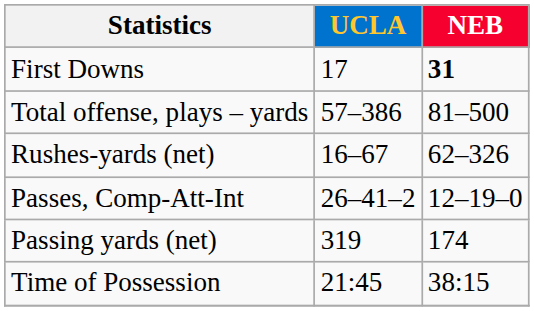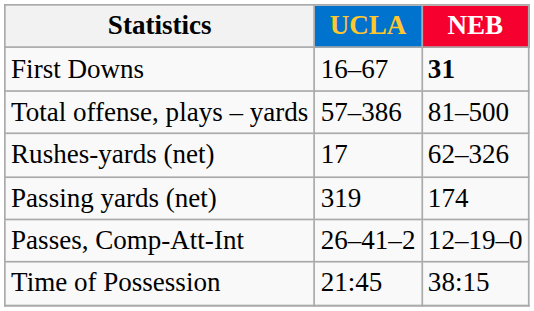(334, 68) 17 -> (355, 68) 16–67
(355, 154) 16–67 -> (334, 154) 17
rows swapped: (114, 240) <-> (128, 197)
